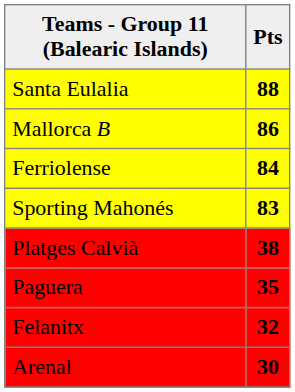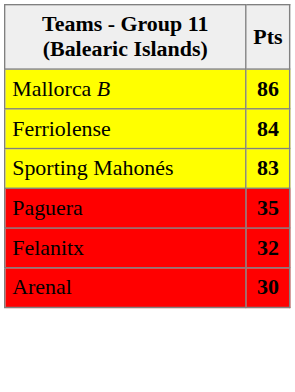- row: (70, 88)
- row: (75, 247)
